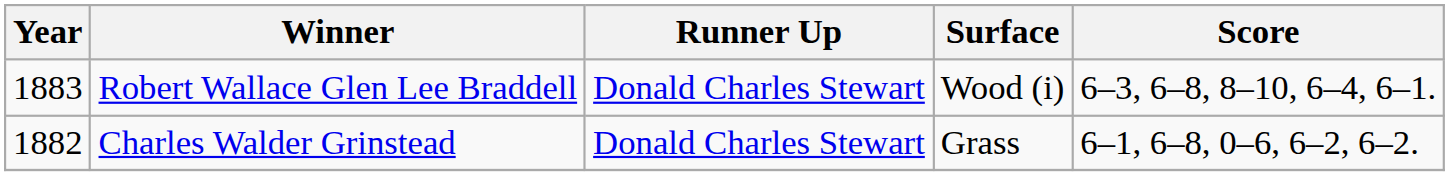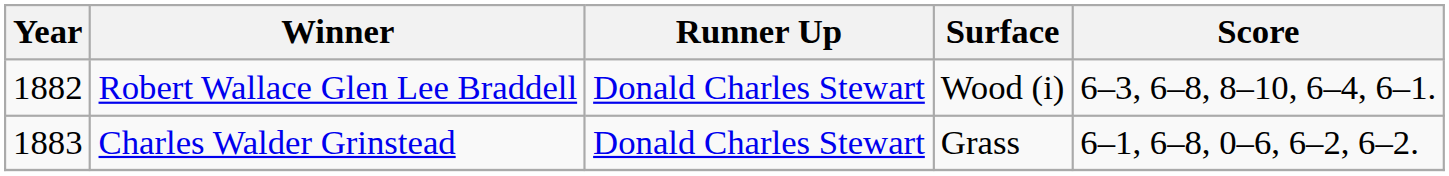(48, 87) 1883 -> (48, 87) 1882
(48, 142) 1882 -> (48, 142) 1883
